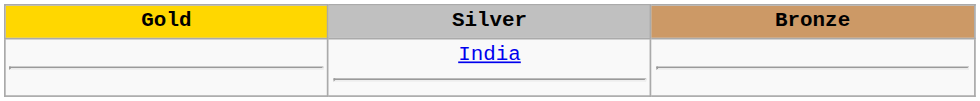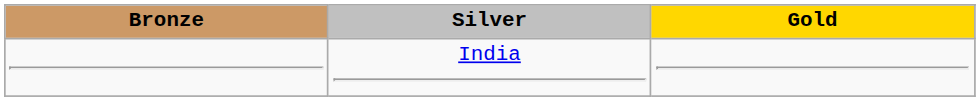columns swapped: (166, 22) <-> (813, 22)
